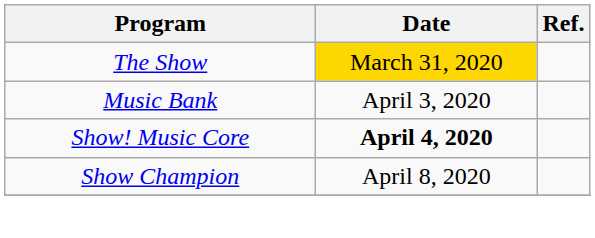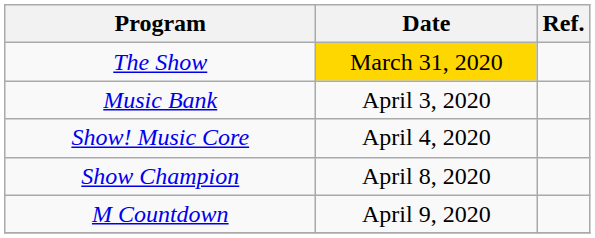(426, 137) bold -> (426, 137) normal
+ row: (160, 213)
